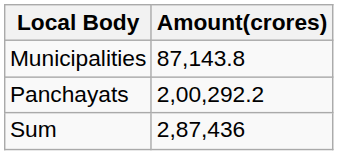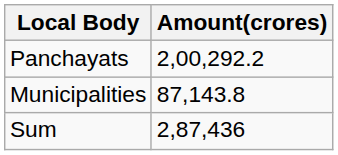rows swapped: (69, 94) <-> (78, 58)
